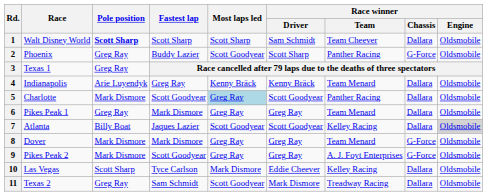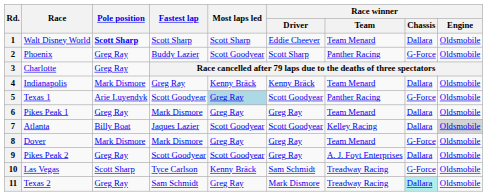(292, 39) Sam Schmidt -> (294, 39) Eddie Cheever
(352, 39) Team Cheever -> (351, 39) Team Menard
(37, 68) Texas 1 -> (40, 68) Charlotte
(121, 83) Arie Luyendyk -> (120, 83) Mark Dismore
(40, 97) Charlotte -> (37, 97) Texas 1
(120, 97) Mark Dismore -> (121, 97) Arie Luyendyk
(420, 97) Dallara -> (421, 97) G-Force
(120, 154) Mark Dismore -> (111, 154) Greg Ray
(227, 154) Greg Ray -> (237, 154) Scott Goodyear
(421, 154) G-Force -> (420, 154) Dallara
(236, 169) Mark Dismore -> (233, 169) Kenny Bräck
(294, 169) Eddie Cheever -> (292, 169) Sam Schmidt
(352, 169) Kelley Racing -> (358, 169) Treadway Racing
(420, 169) Dallara -> (421, 169) G-Force
(237, 183) Scott Goodyear -> (227, 183) Greg Ray
(420, 183) no background -> (420, 183) paleturquoise background
